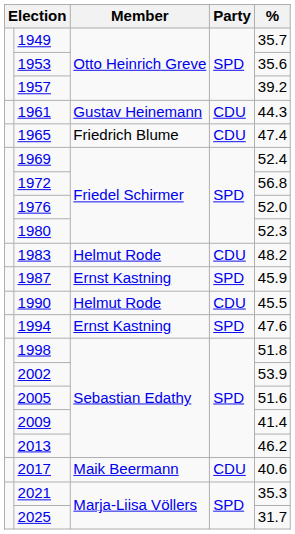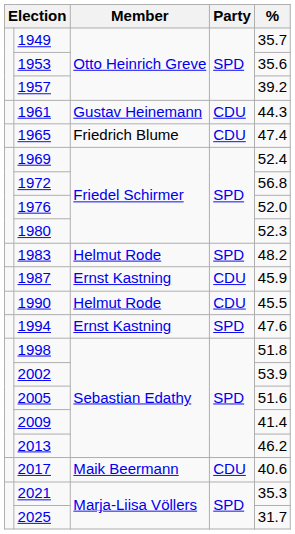(230, 254) CDU -> (229, 254) SPD
(229, 278) SPD -> (230, 278) CDU
